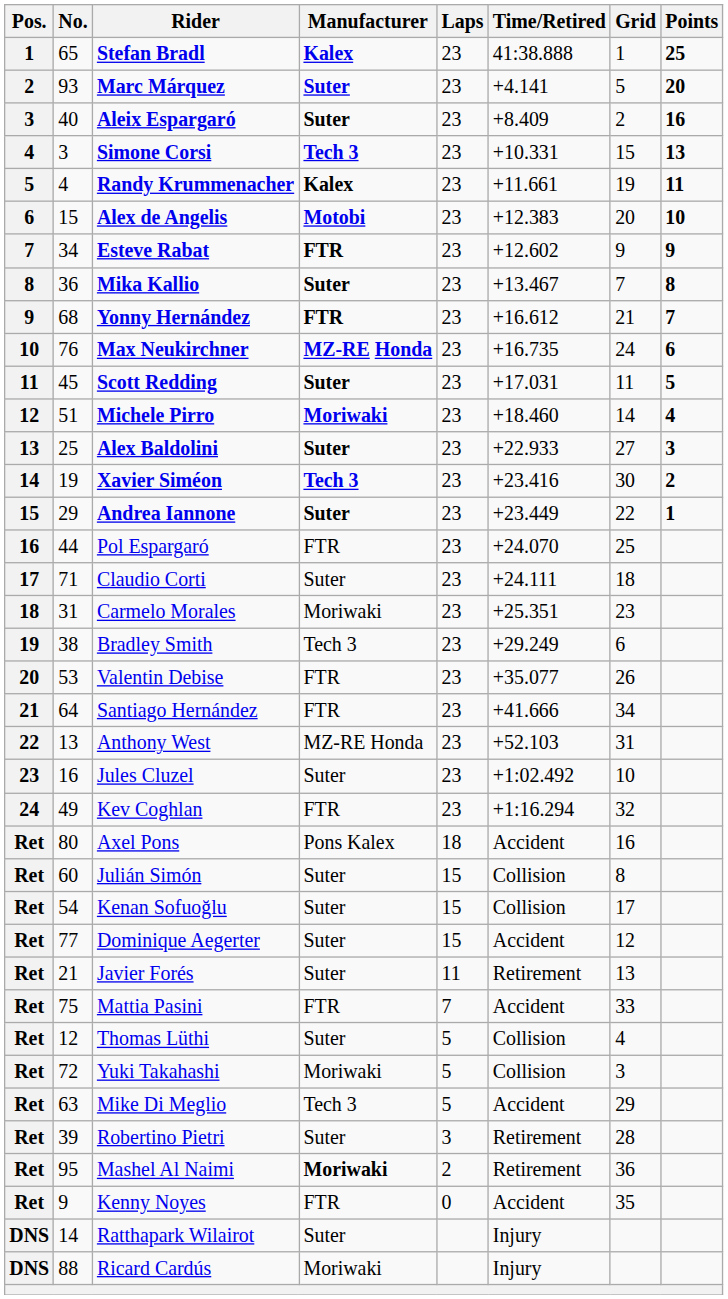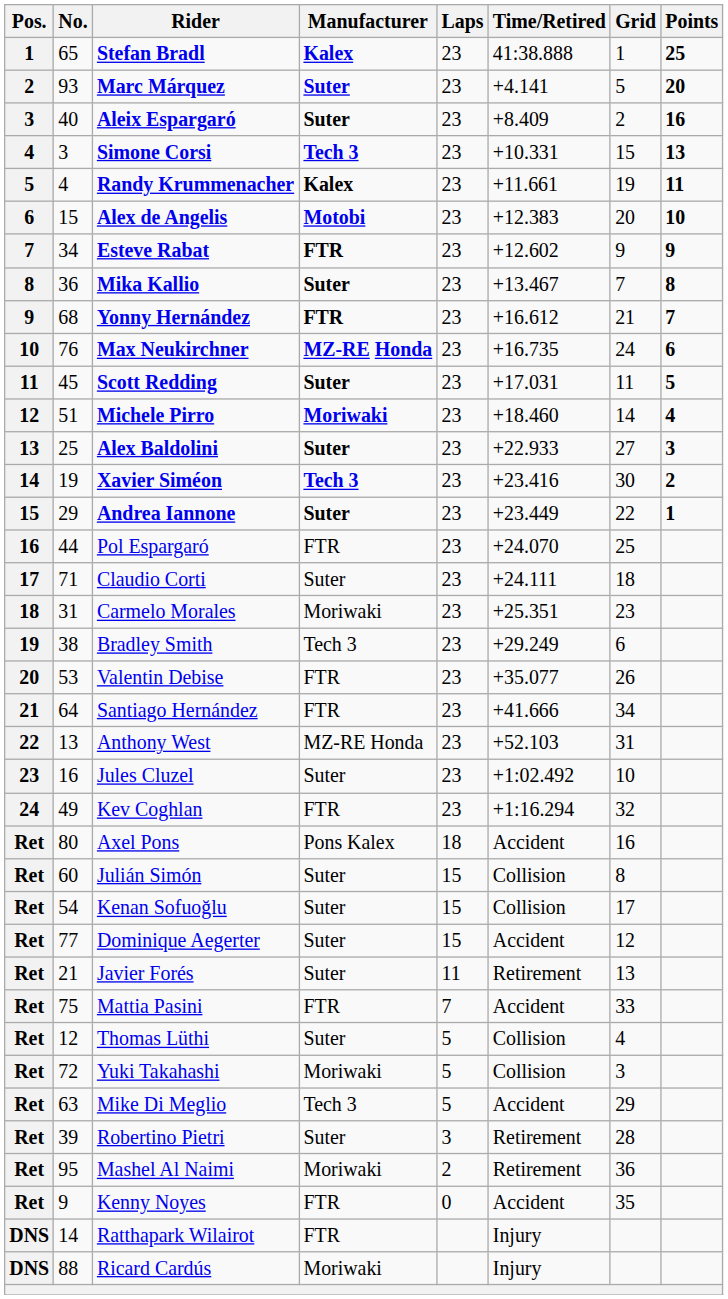(345, 1170) bold -> (343, 1170) normal
(324, 1235) Suter -> (322, 1235) FTR
